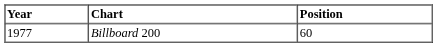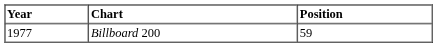(306, 32) 60 -> (306, 32) 59
